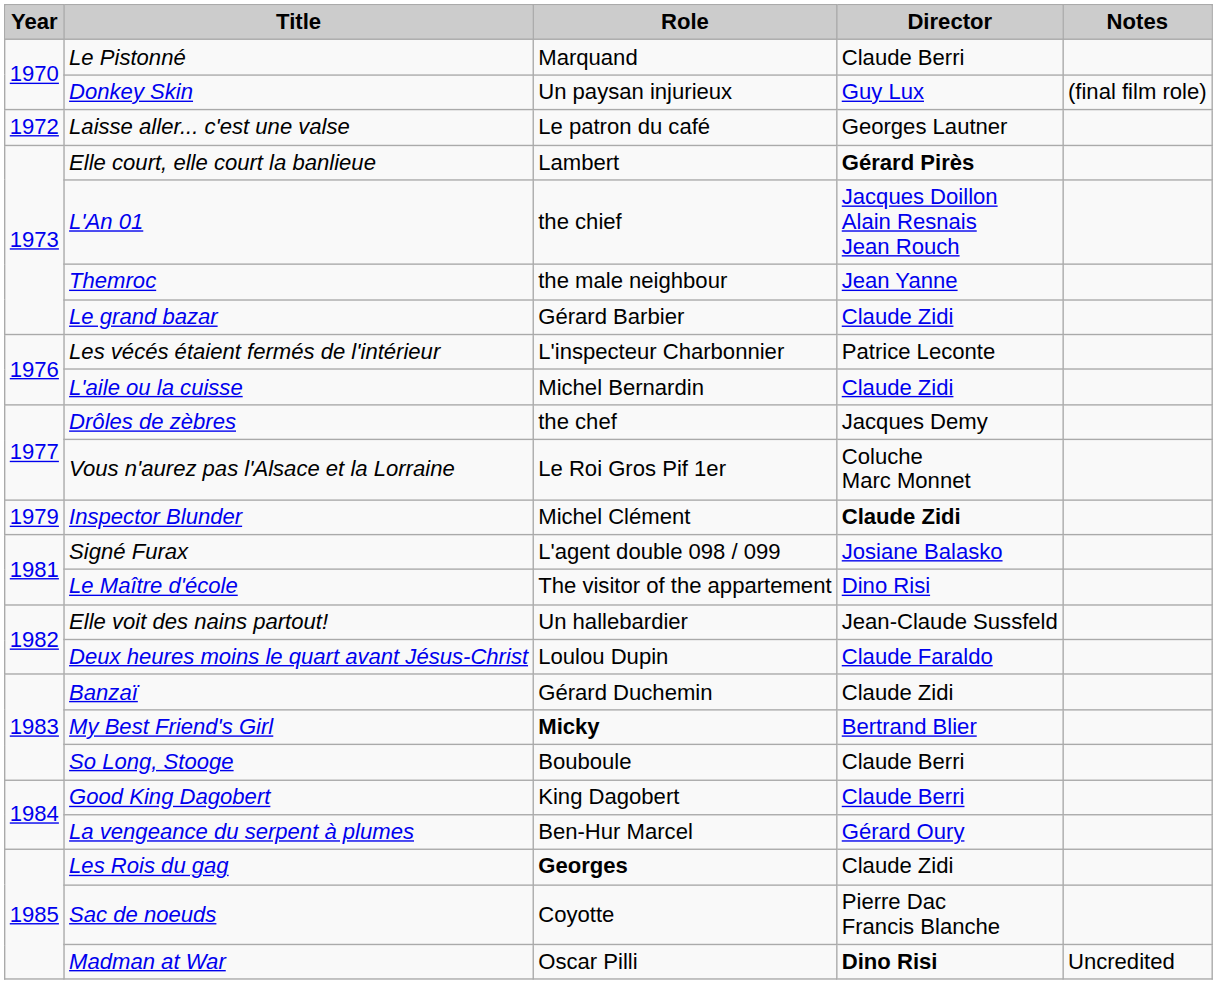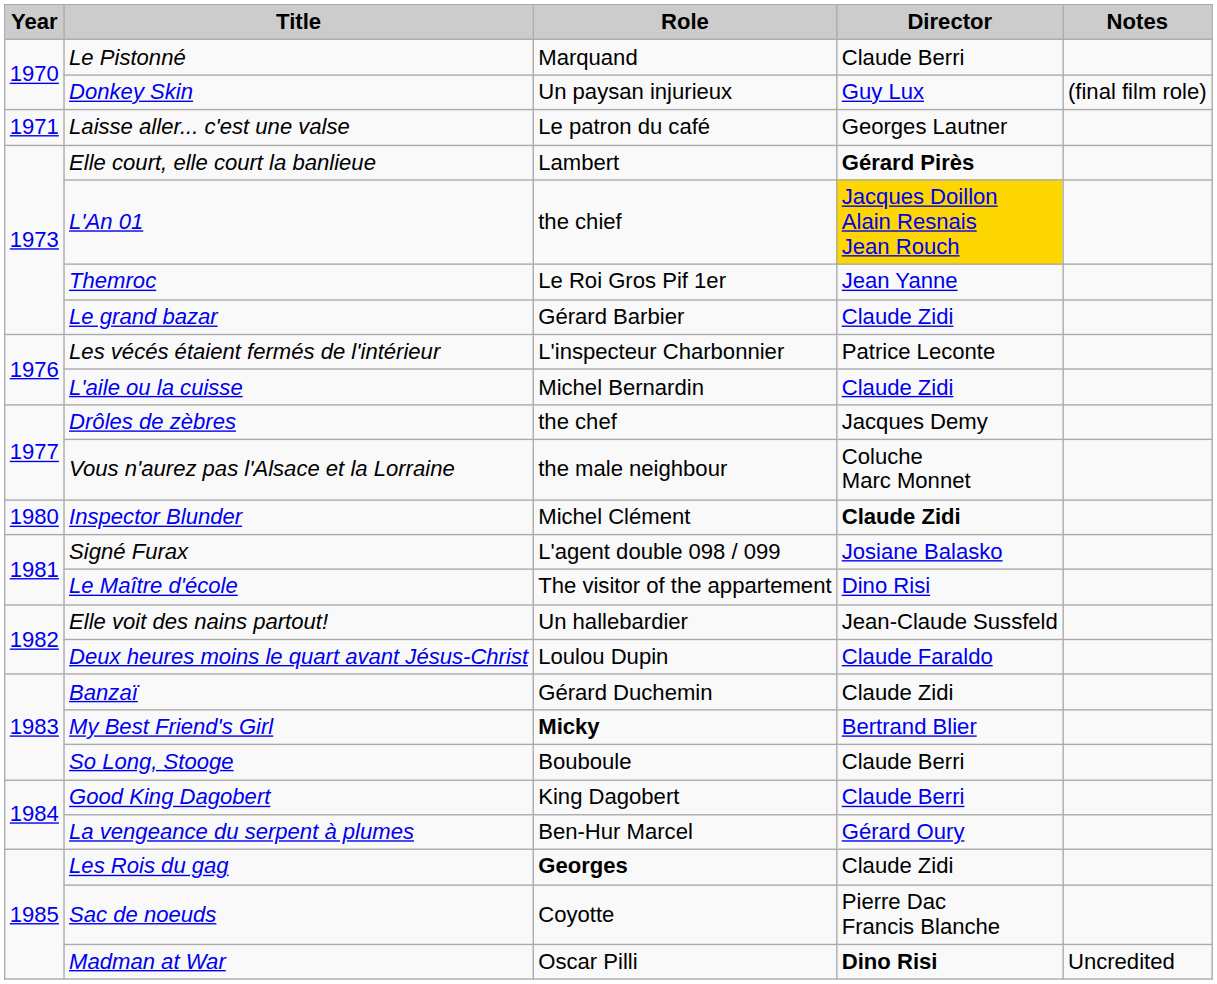(34, 127) 1972 -> (34, 127) 1971
(920, 221) no background -> (920, 221) gold background
(633, 281) the male neighbour -> (632, 281) Le Roi Gros Pif 1er
(632, 469) Le Roi Gros Pif 1er -> (633, 469) the male neighbour
(34, 516) 1979 -> (34, 516) 1980
